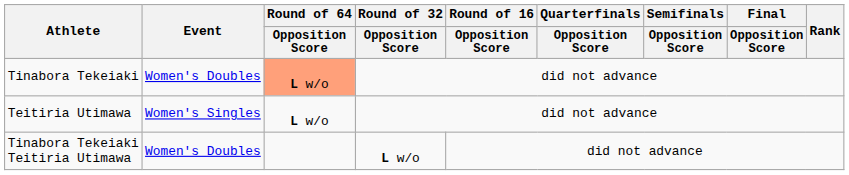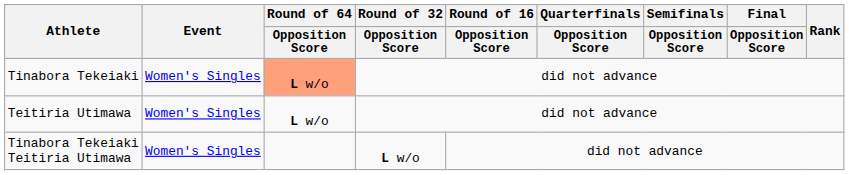(203, 77) Women's Doubles -> (203, 77) Women's Singles
(203, 151) Women's Doubles -> (203, 151) Women's Singles
